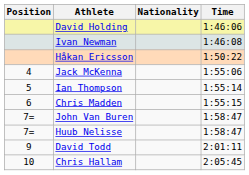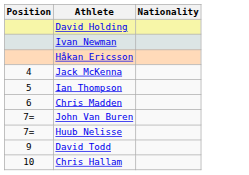- column: (223, 12)
